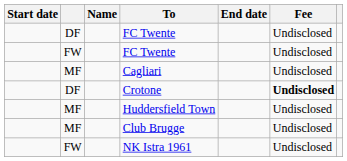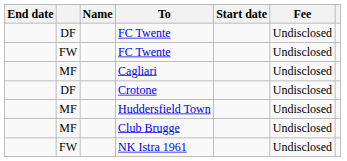columns swapped: (33, 14) <-> (244, 14)
(303, 90) bold -> (302, 90) normal
